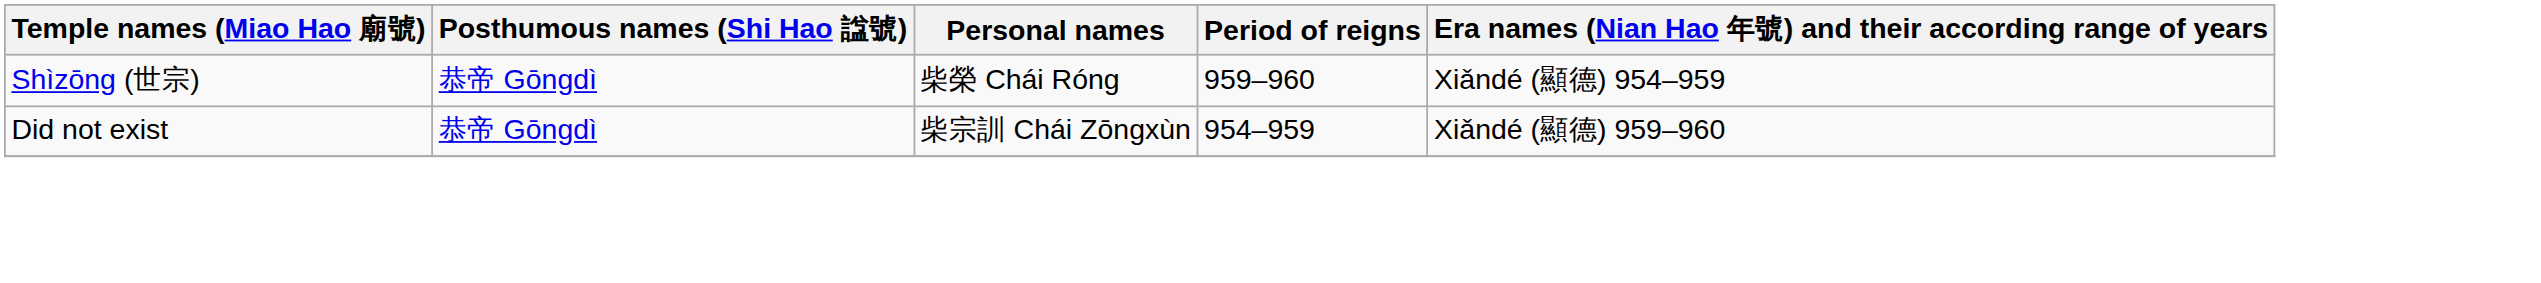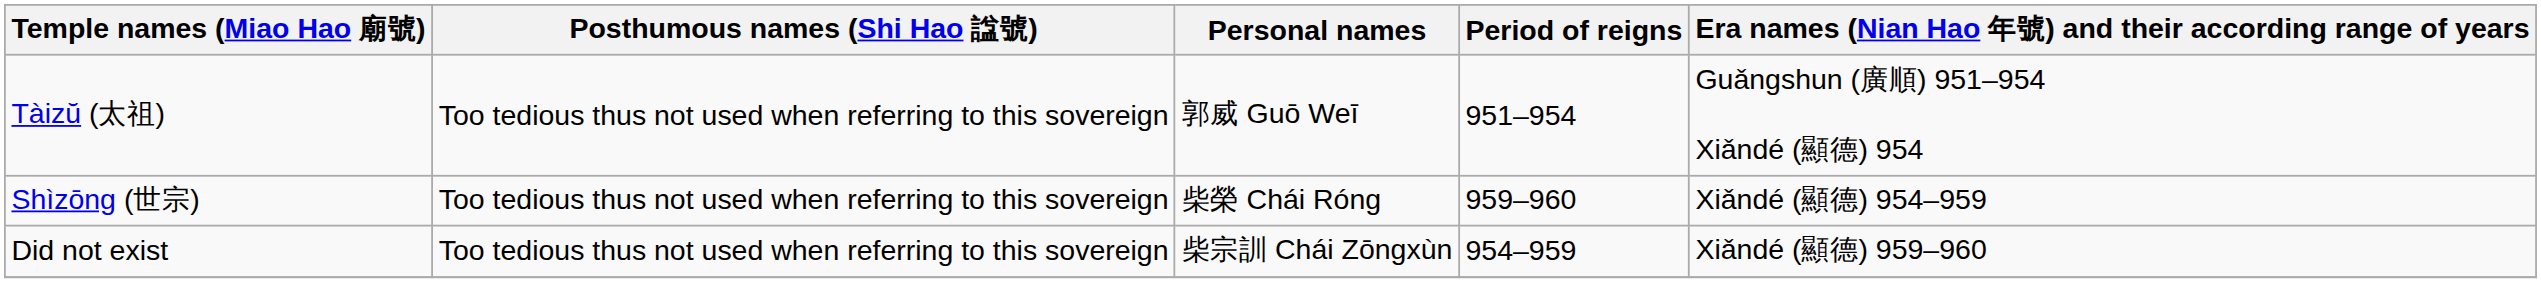+ row: (88, 114)
(518, 79) 恭帝 Gōngdì -> (804, 200) Too tedious thus not used when referring to this sovereign
(518, 129) 恭帝 Gōngdì -> (804, 250) Too tedious thus not used when referring to this sovereign
